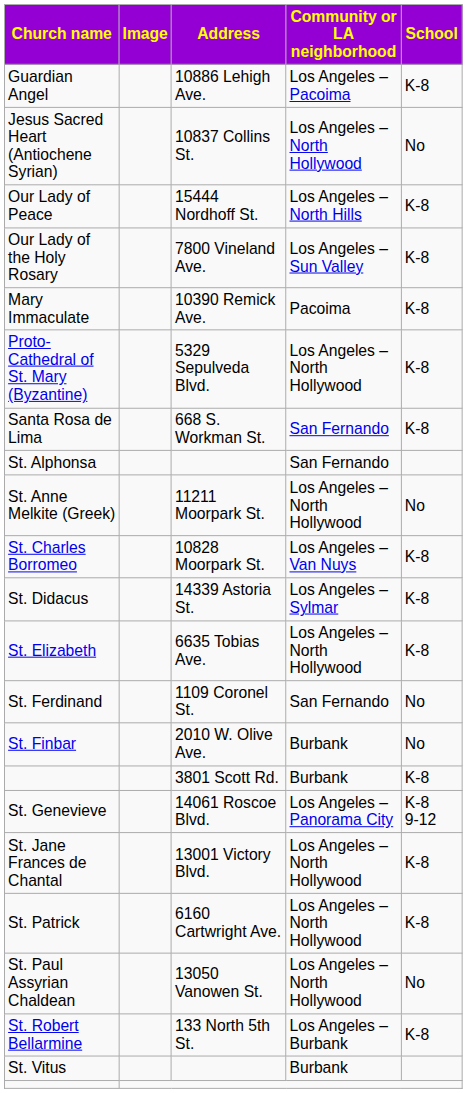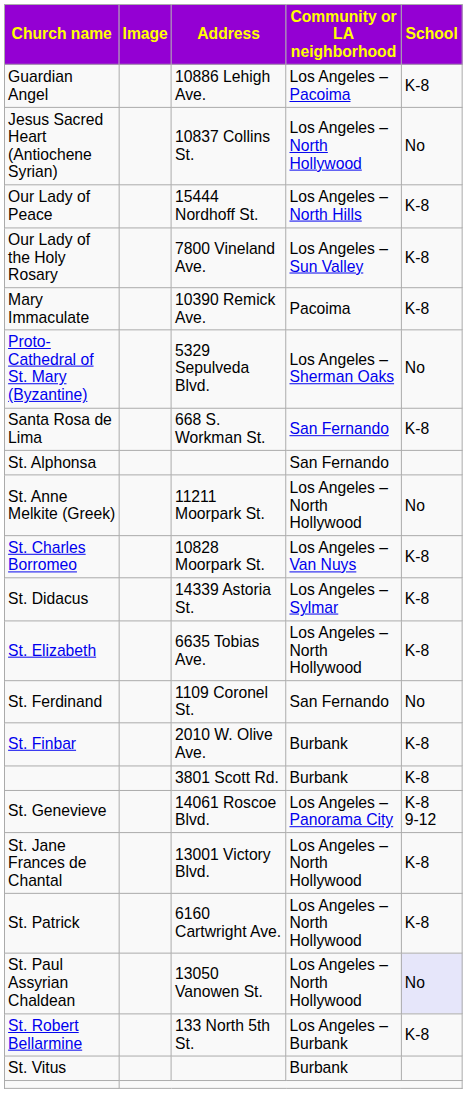(339, 368) Los Angeles –North Hollywood -> (342, 368) Los Angeles –Sherman Oaks
(417, 368) K-8 -> (415, 368) No
(415, 744) No -> (417, 744) K-8
(415, 983) no background -> (415, 983) lavender background
